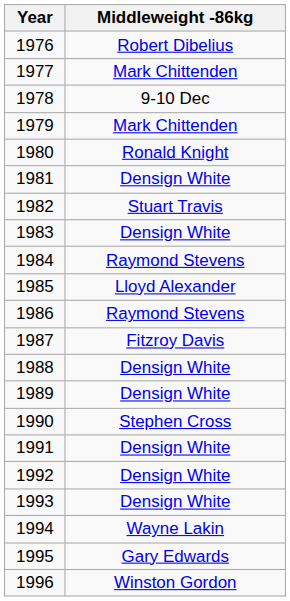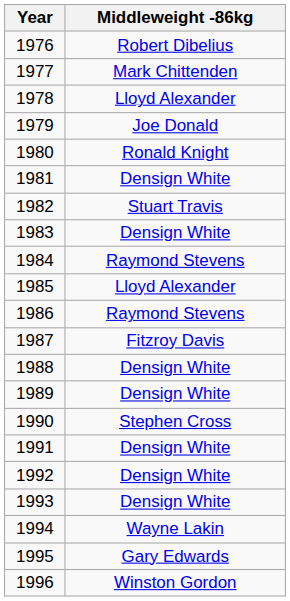(175, 98) 9-10 Dec -> (175, 98) Lloyd Alexander
(175, 125) Mark Chittenden -> (175, 125) Joe Donald
